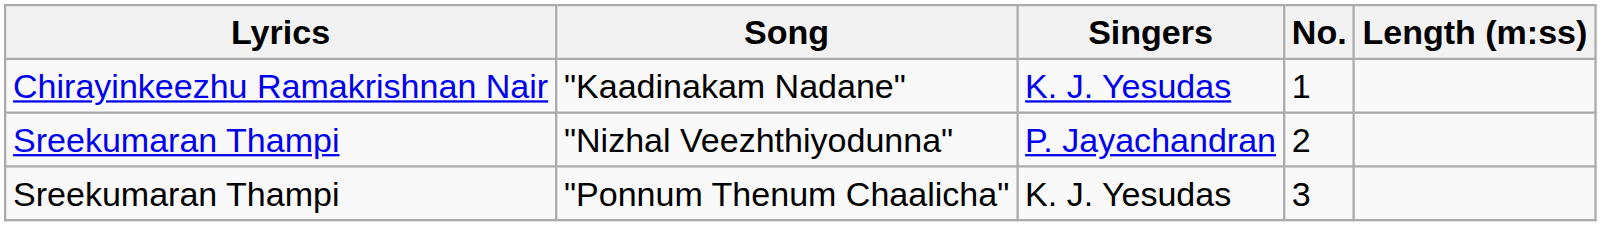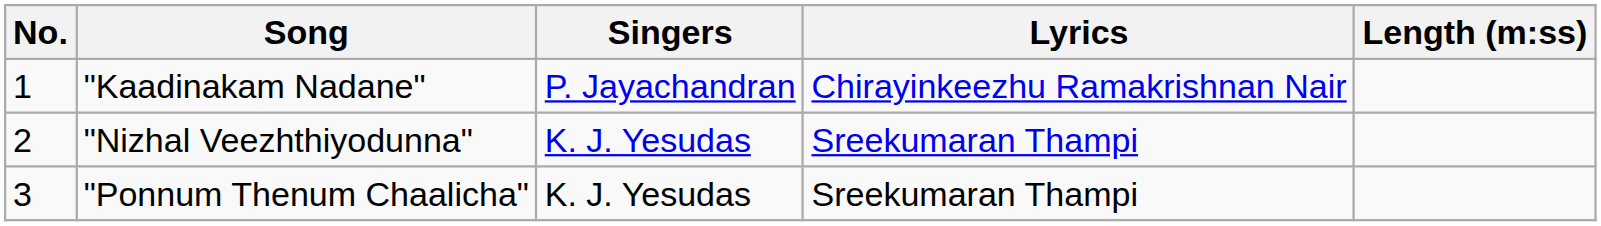columns swapped: (1319, 32) <-> (281, 32)
(1128, 86) K. J. Yesudas -> (670, 86) P. Jayachandran
(1151, 140) P. Jayachandran -> (648, 140) K. J. Yesudas
